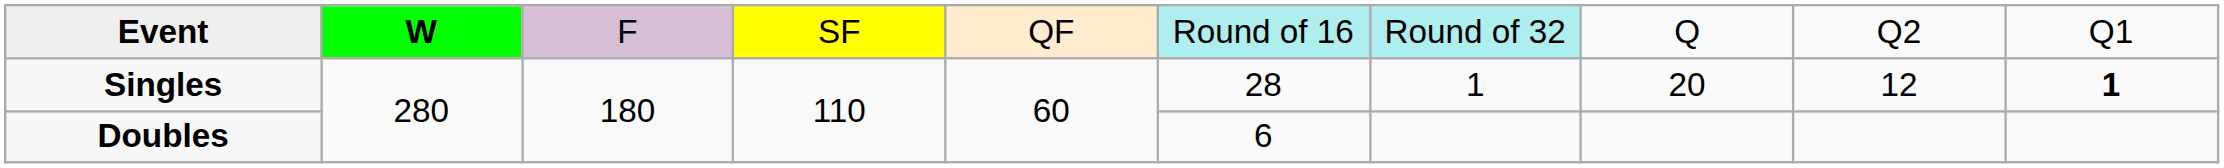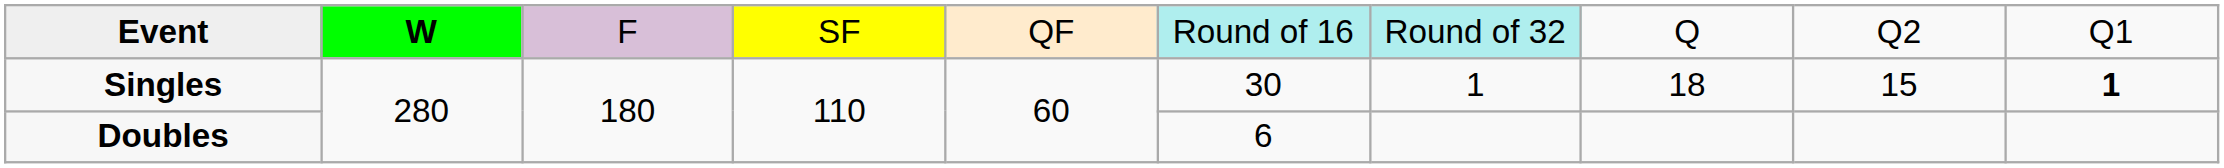(1263, 84) 28 -> (1263, 84) 30
(1687, 84) 20 -> (1687, 84) 18
(1899, 84) 12 -> (1899, 84) 15
